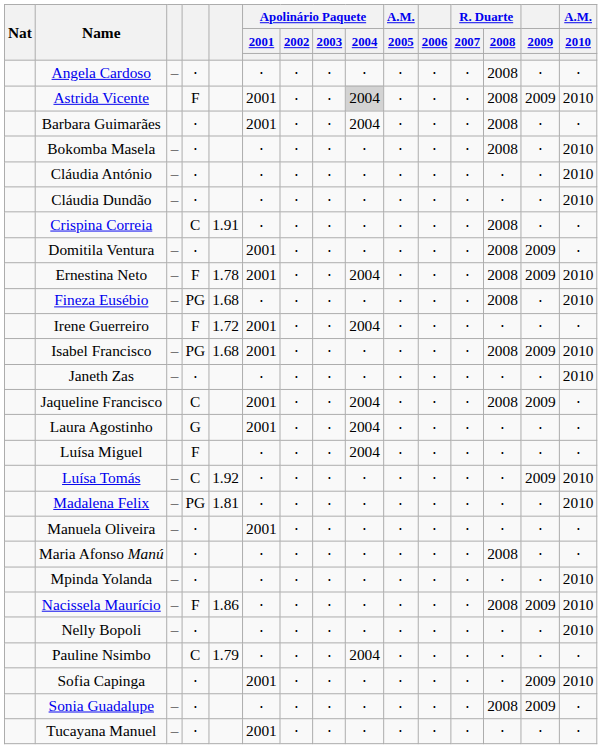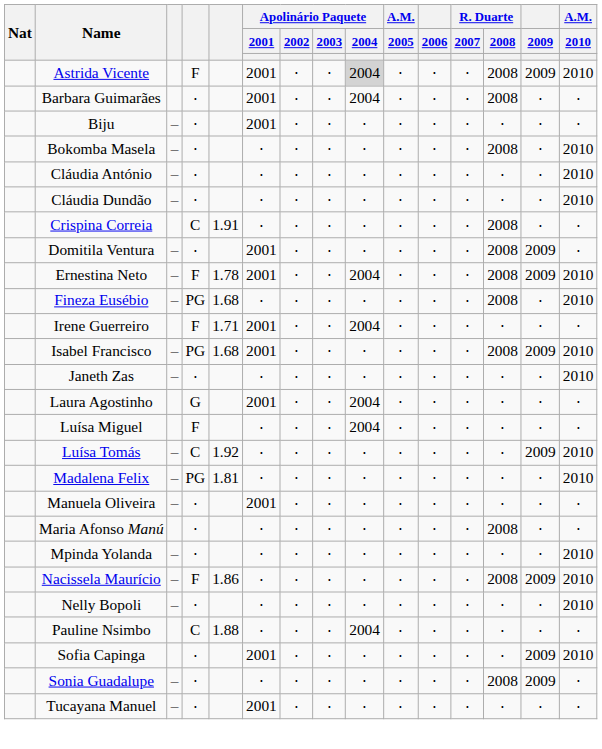- row: (101, 72)
+ row: (101, 123)
(226, 326) 1.72 -> (226, 326) 1.71
- row: (101, 402)
(226, 655) 1.79 -> (226, 629) 1.88
